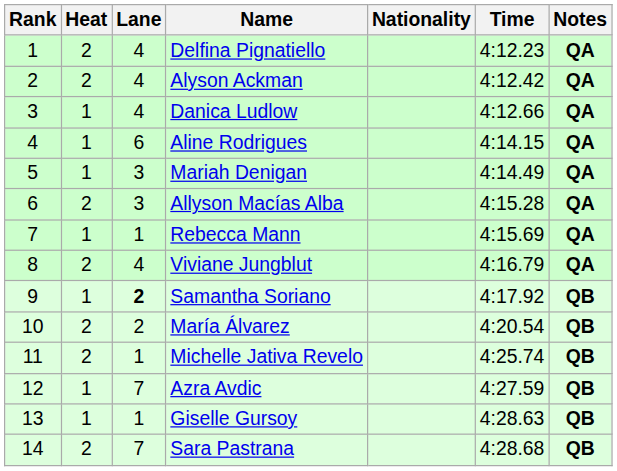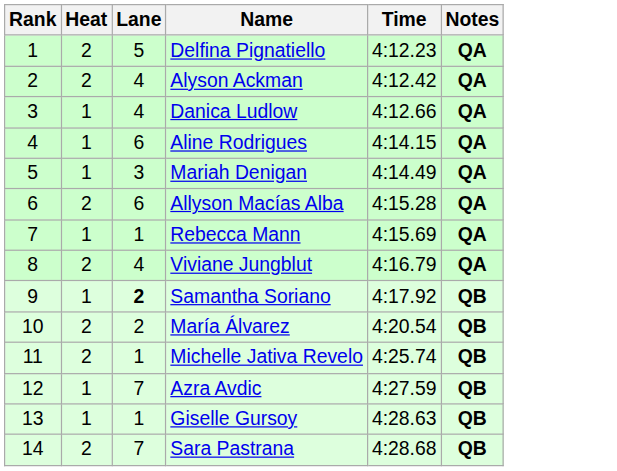- column: (421, 19)
(139, 50) 4 -> (139, 50) 5
(139, 204) 3 -> (139, 204) 6
